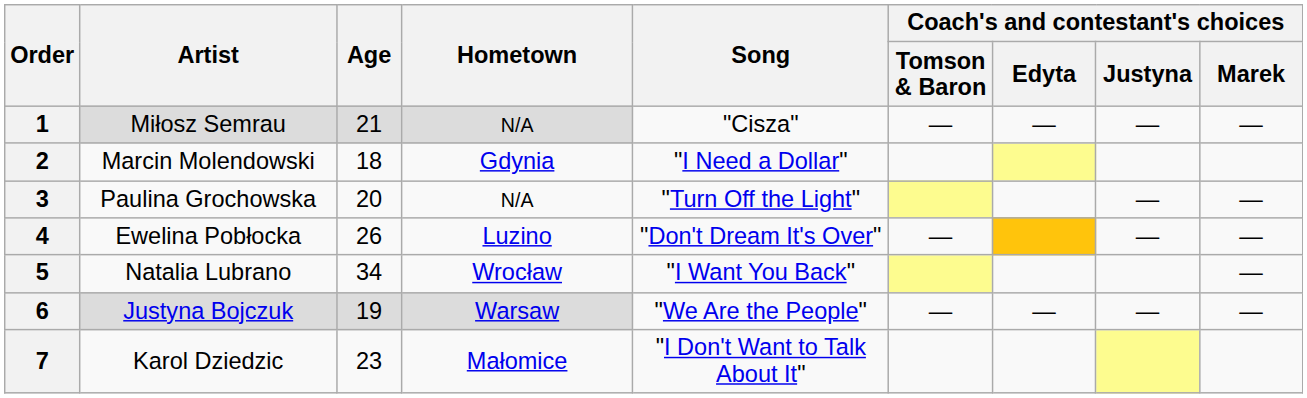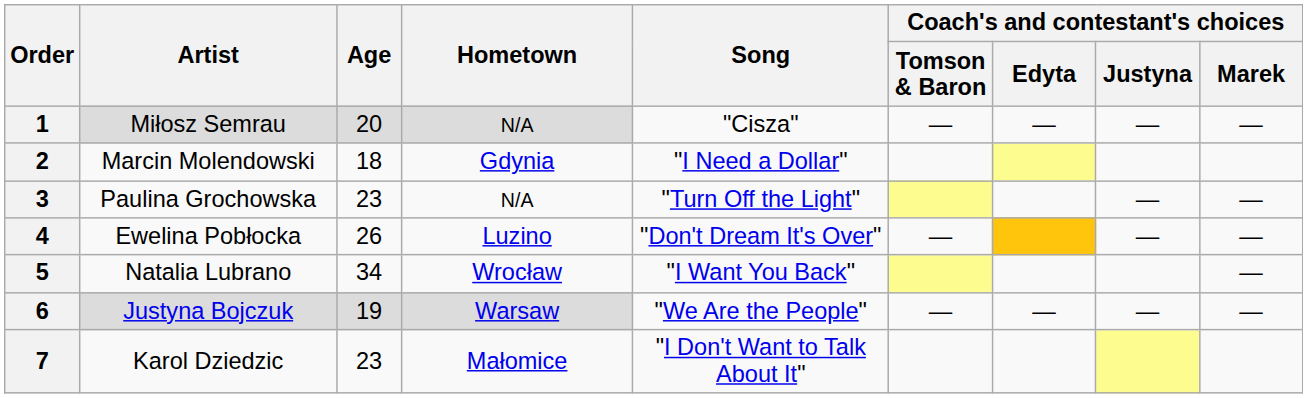(369, 124) 21 -> (369, 124) 20
(369, 198) 20 -> (369, 198) 23
